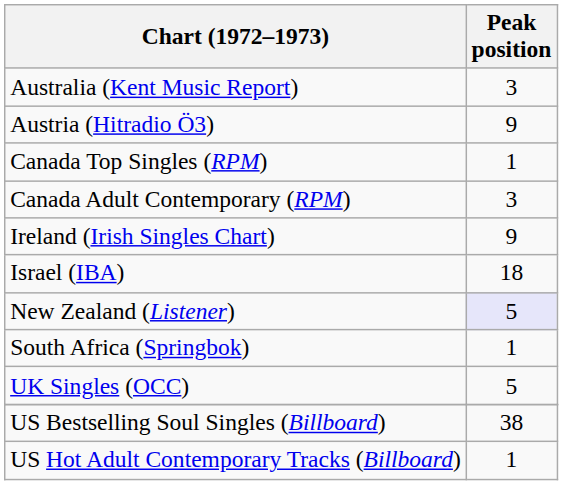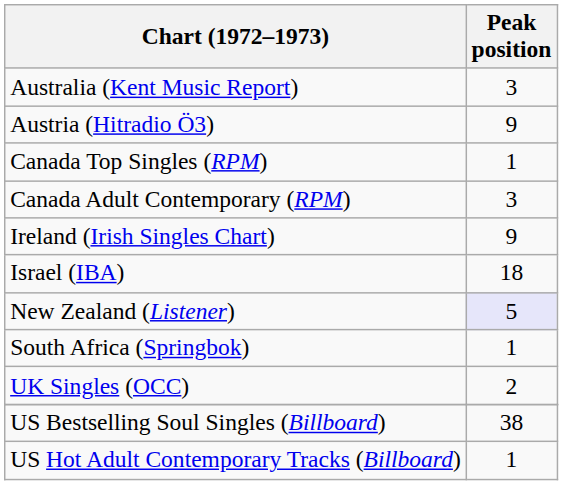(511, 385) 5 -> (511, 385) 2
